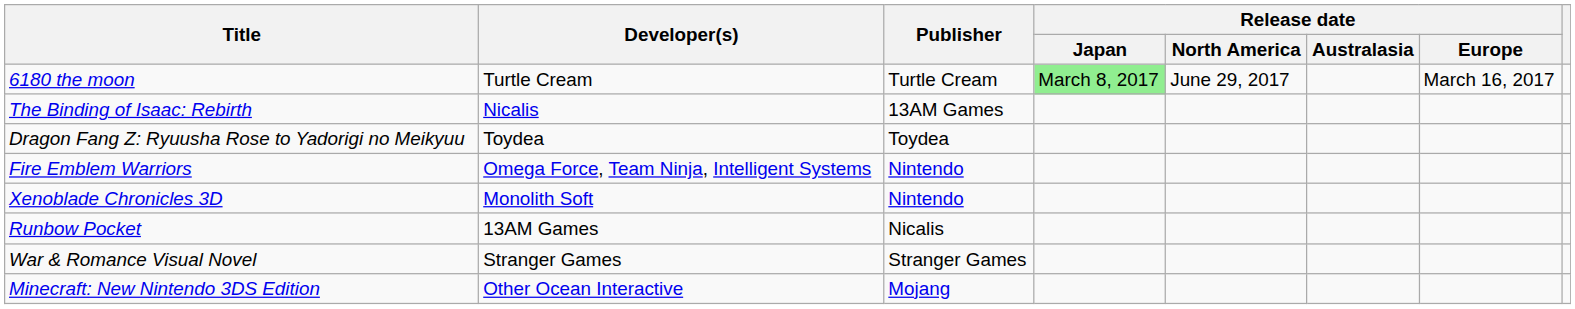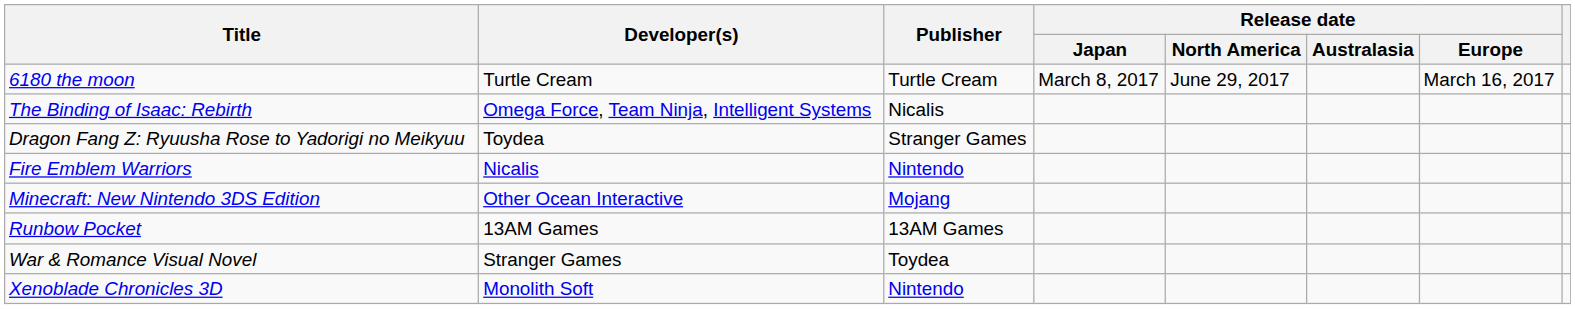(1099, 79) lightgreen background -> (1099, 79) no background
(511, 109) Nicalis -> (677, 109) Omega Force, Team Ninja, Intelligent Systems
(946, 109) 13AM Games -> (916, 109) Nicalis
(919, 139) Toydea -> (957, 139) Stranger Games
(677, 169) Omega Force, Team Ninja, Intelligent Systems -> (511, 169) Nicalis
rows swapped: (164, 288) <-> (116, 199)
(916, 229) Nicalis -> (946, 229) 13AM Games
(957, 258) Stranger Games -> (919, 258) Toydea
